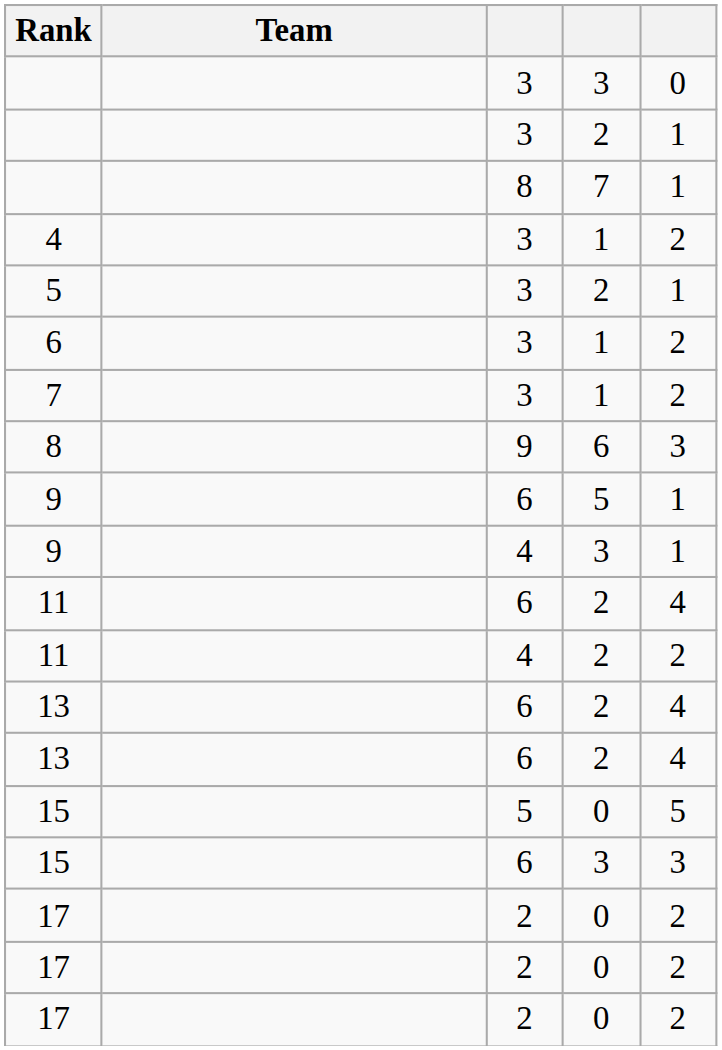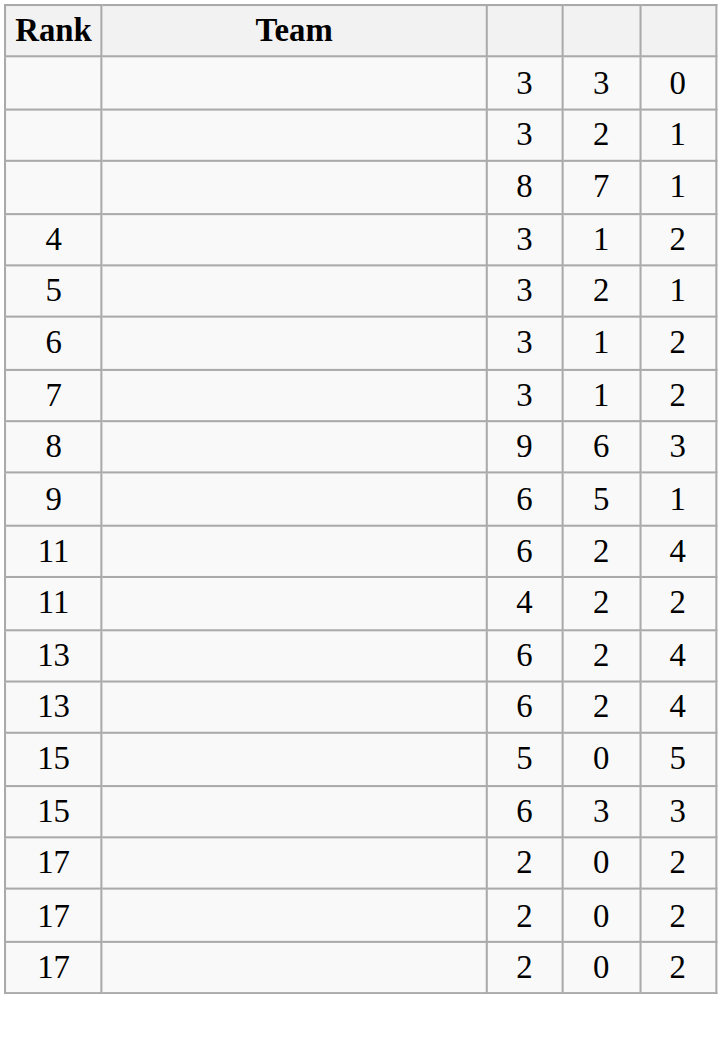- row: (54, 550)
